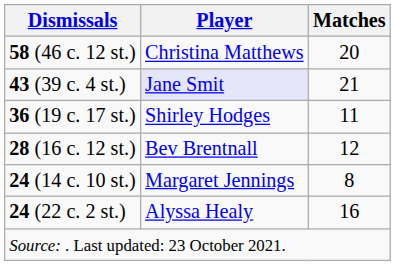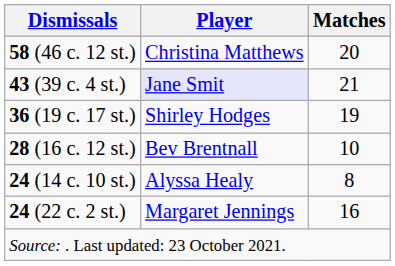(349, 116) 11 -> (349, 116) 19
(349, 148) 12 -> (349, 148) 10
(220, 180) Margaret Jennings -> (199, 180) Alyssa Healy
(199, 212) Alyssa Healy -> (220, 212) Margaret Jennings
